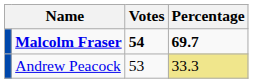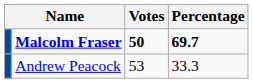(137, 41) 54 -> (137, 41) 50
(185, 66) khaki background -> (185, 66) no background
